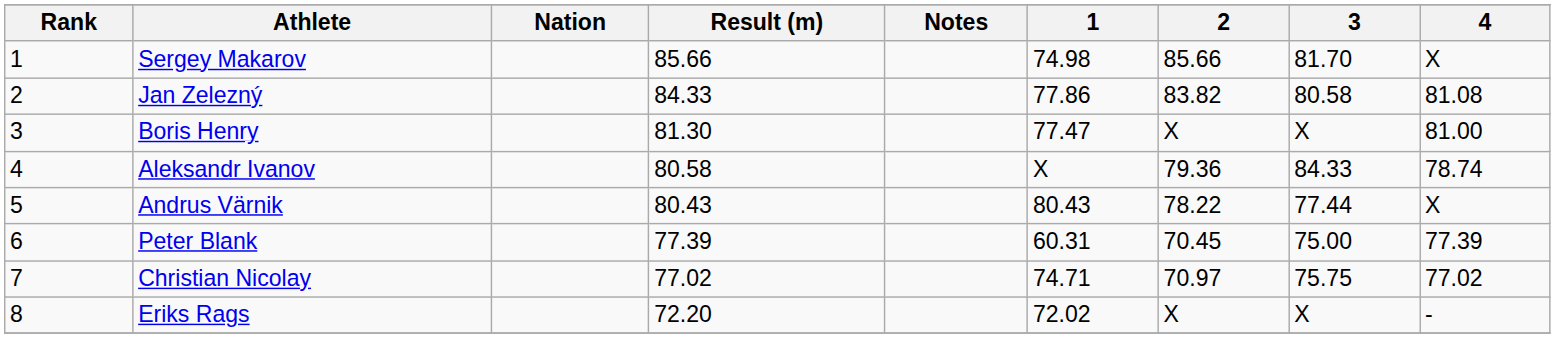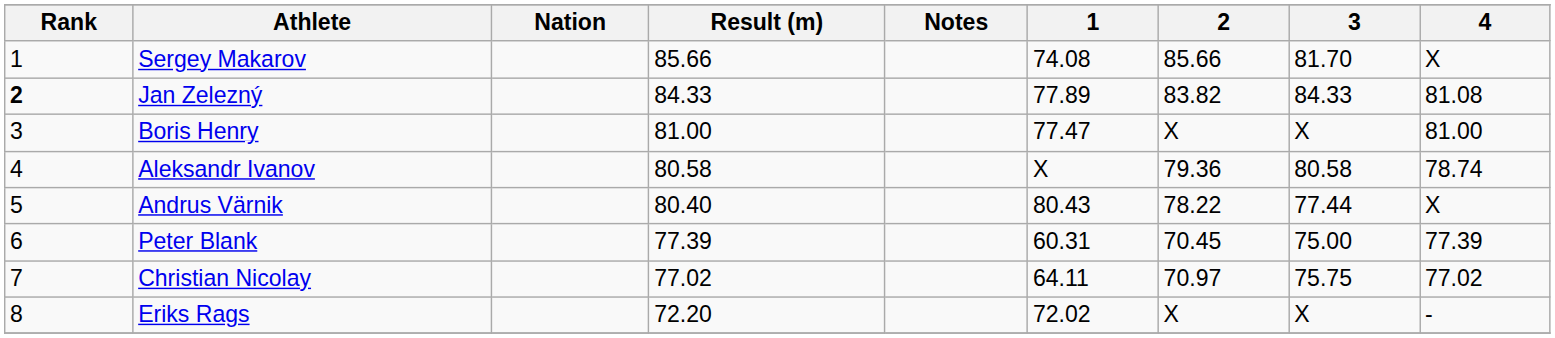(1062, 59) 74.98 -> (1062, 59) 74.08
(16, 95) normal -> (16, 95) bold
(1062, 95) 77.86 -> (1062, 95) 77.89
(1323, 95) 80.58 -> (1323, 95) 84.33
(683, 132) 81.30 -> (683, 132) 81.00
(1323, 168) 84.33 -> (1323, 168) 80.58
(683, 205) 80.43 -> (683, 205) 80.40
(1062, 278) 74.71 -> (1061, 278) 64.11
